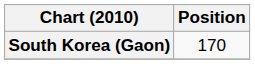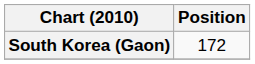(212, 45) 170 -> (212, 45) 172
